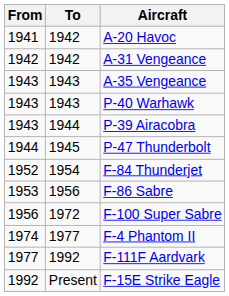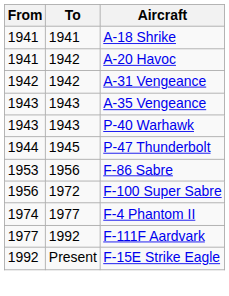+ row: (140, 37)
- row: (149, 125)
- row: (153, 170)
